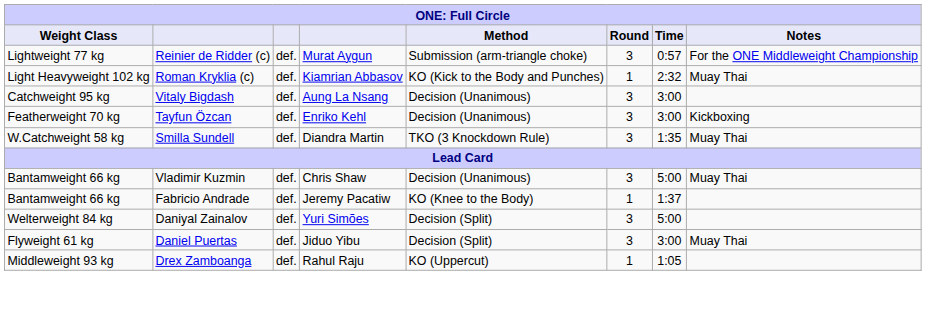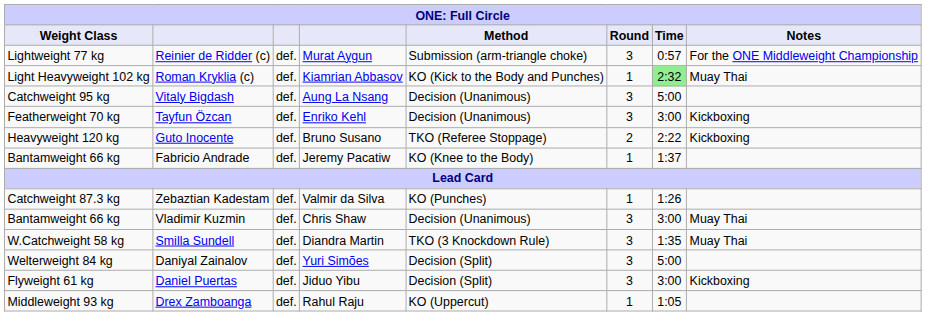(669, 76) no background -> (669, 76) lightgreen background
(669, 96) 3:00 -> (669, 96) 5:00
+ row: (194, 137)
rows swapped: (202, 199) <-> (195, 137)
+ row: (212, 199)
(669, 178) 5:00 -> (669, 219) 3:00
(718, 240) Muay Thai -> (720, 281) Kickboxing
